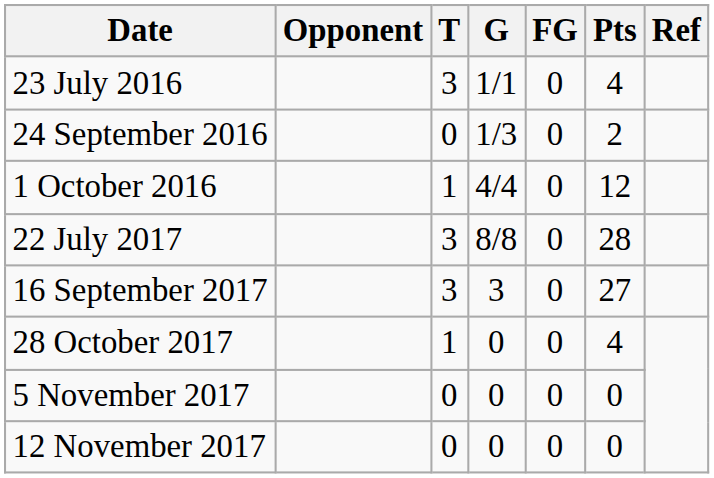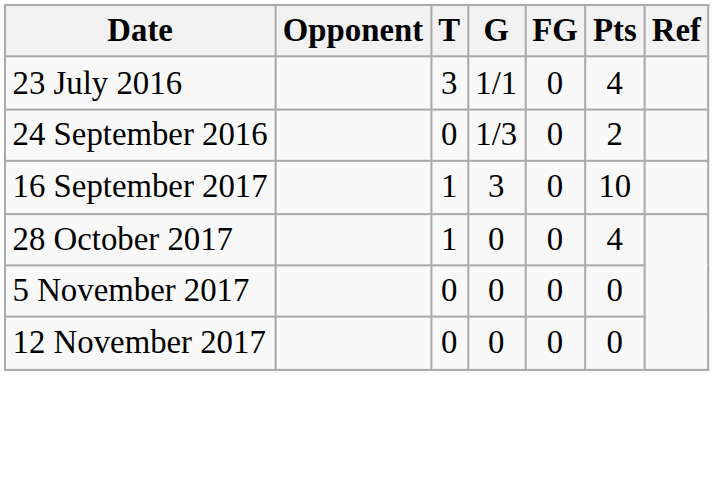- row: (115, 186)
- row: (97, 238)
(449, 290) 3 -> (449, 186) 1
(615, 290) 27 -> (615, 186) 10
